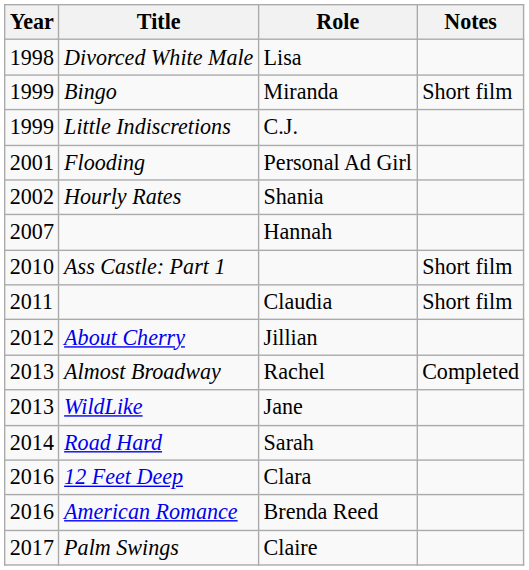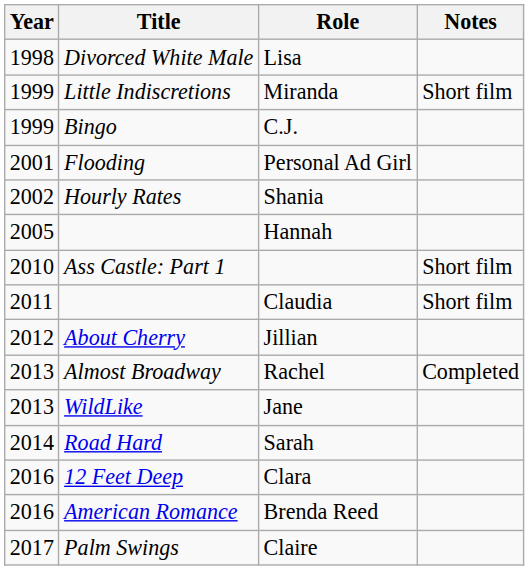(90, 92) Bingo -> (147, 92) Little Indiscretions
(147, 127) Little Indiscretions -> (90, 127) Bingo
(32, 232) 2007 -> (32, 232) 2005
